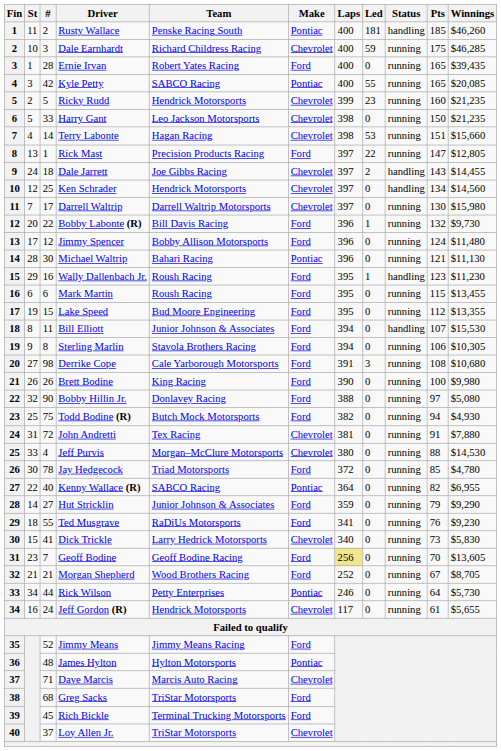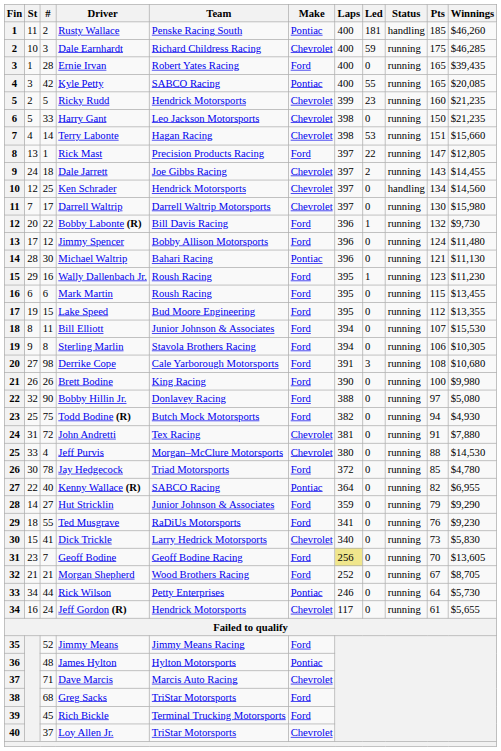(406, 171) handling -> (404, 171) running
(406, 276) handling -> (404, 276) running
(406, 329) handling -> (404, 329) running
